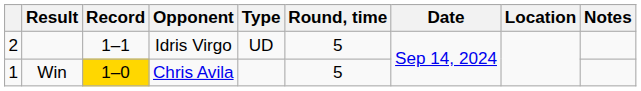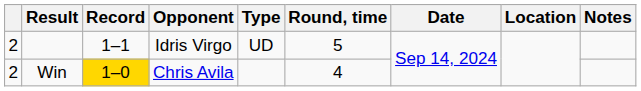(13, 72) 1 -> (13, 72) 2
(338, 72) 5 -> (338, 72) 4
